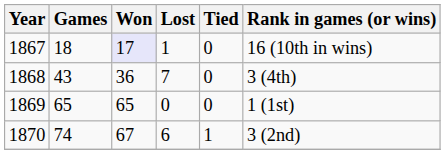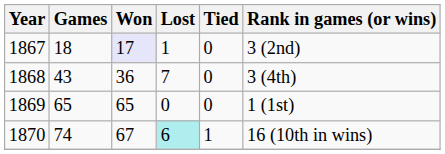(310, 47) 16 (10th in wins) -> (274, 47) 3 (2nd)
(165, 134) no background -> (165, 134) paleturquoise background
(274, 134) 3 (2nd) -> (310, 134) 16 (10th in wins)
